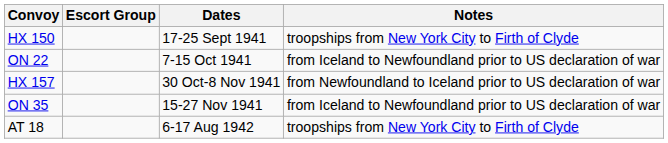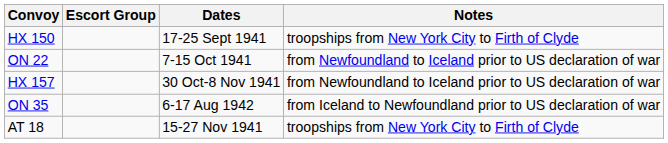(474, 60) from Iceland to Newfoundland prior to US declaration of war -> (474, 60) from Newfoundland to Iceland prior to US declaration of war
(212, 104) 15-27 Nov 1941 -> (208, 104) 6-17 Aug 1942
(208, 127) 6-17 Aug 1942 -> (212, 127) 15-27 Nov 1941
